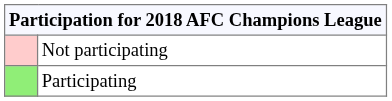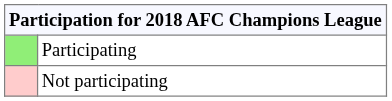rows swapped: (89, 80) <-> (105, 50)
